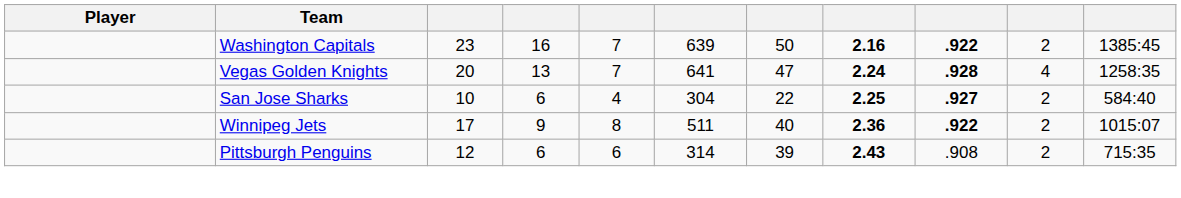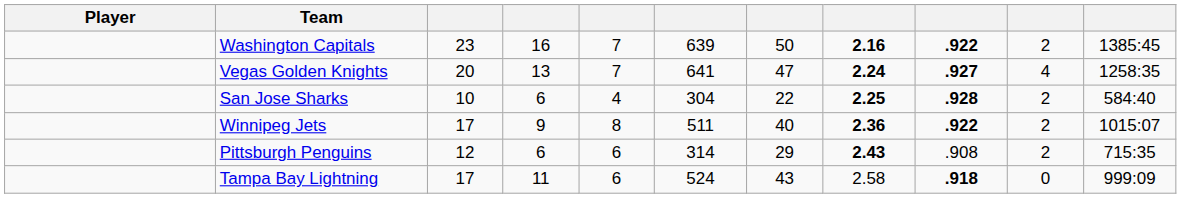(961, 71) .928 -> (961, 71) .927
(961, 98) .927 -> (961, 98) .928
(785, 152) 39 -> (785, 152) 29
+ row: (299, 179)
